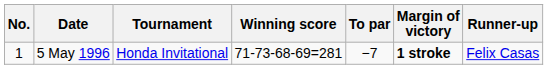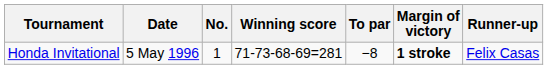columns swapped: (19, 24) <-> (172, 24)
(370, 53) −7 -> (370, 53) −8
